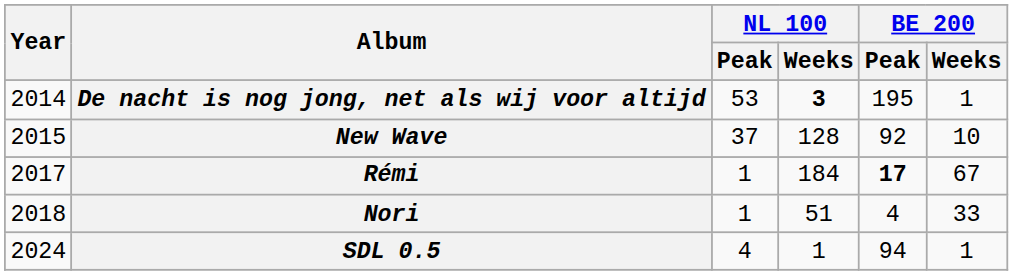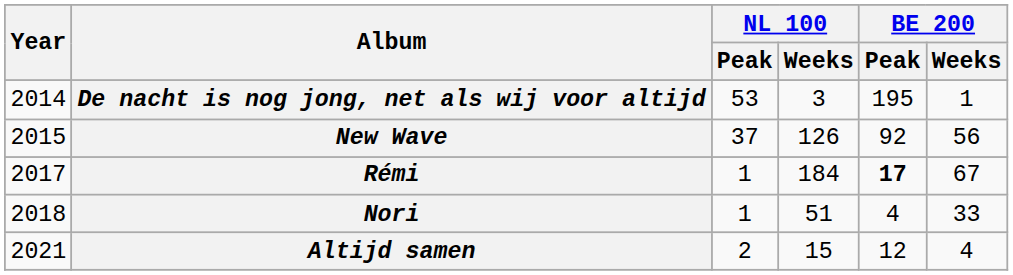(819, 100) bold -> (819, 100) normal
(819, 138) 128 -> (819, 138) 126
(967, 138) 10 -> (967, 138) 56
+ row: (392, 251)
- row: (392, 251)
